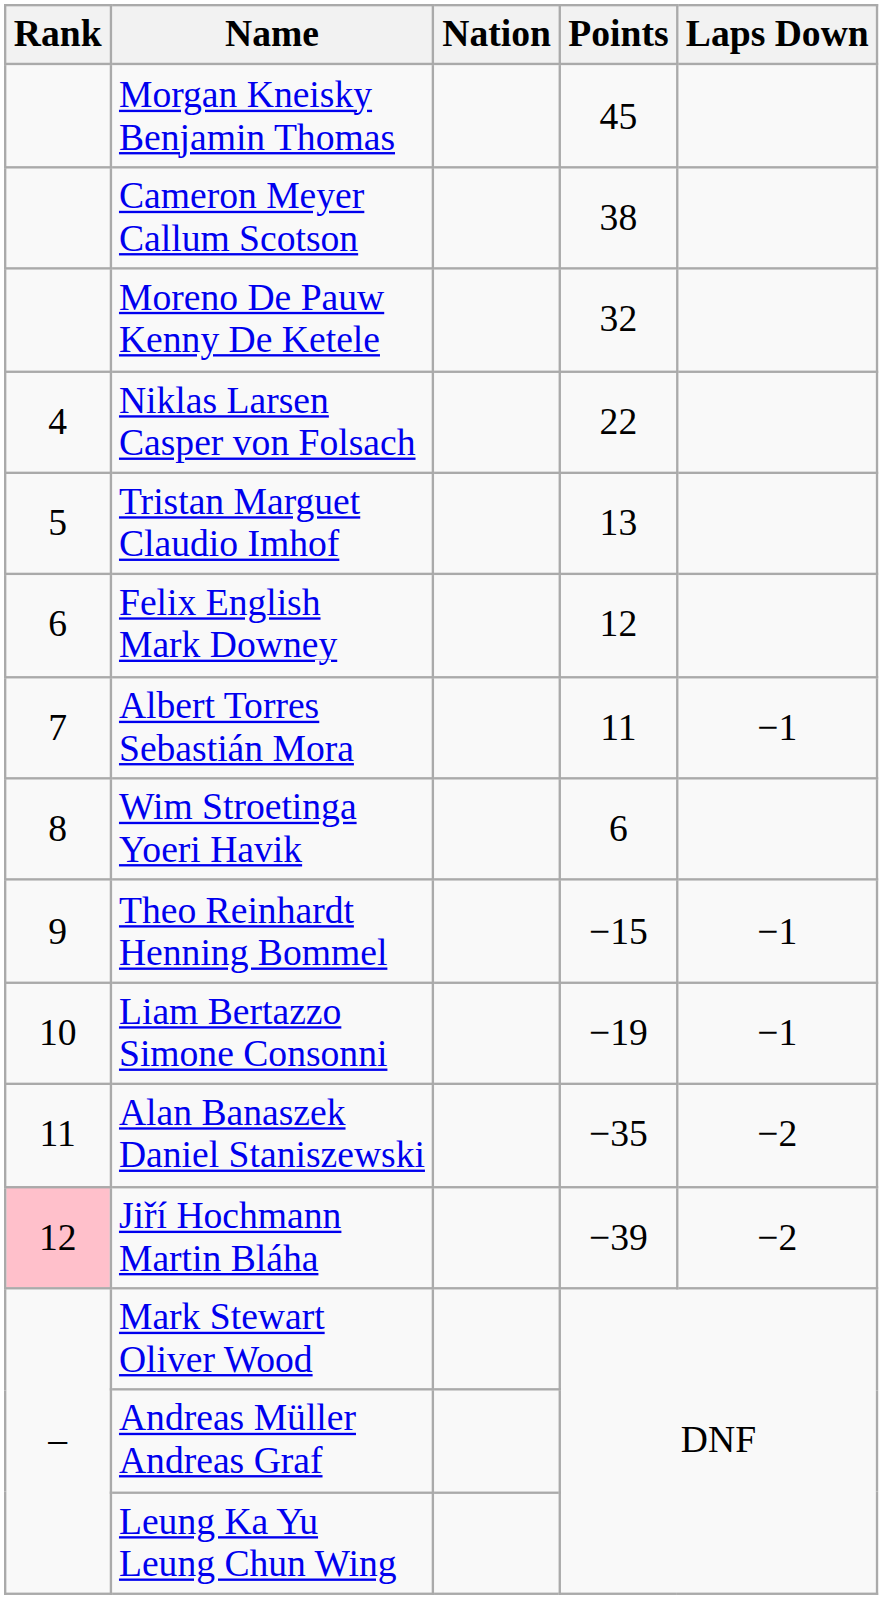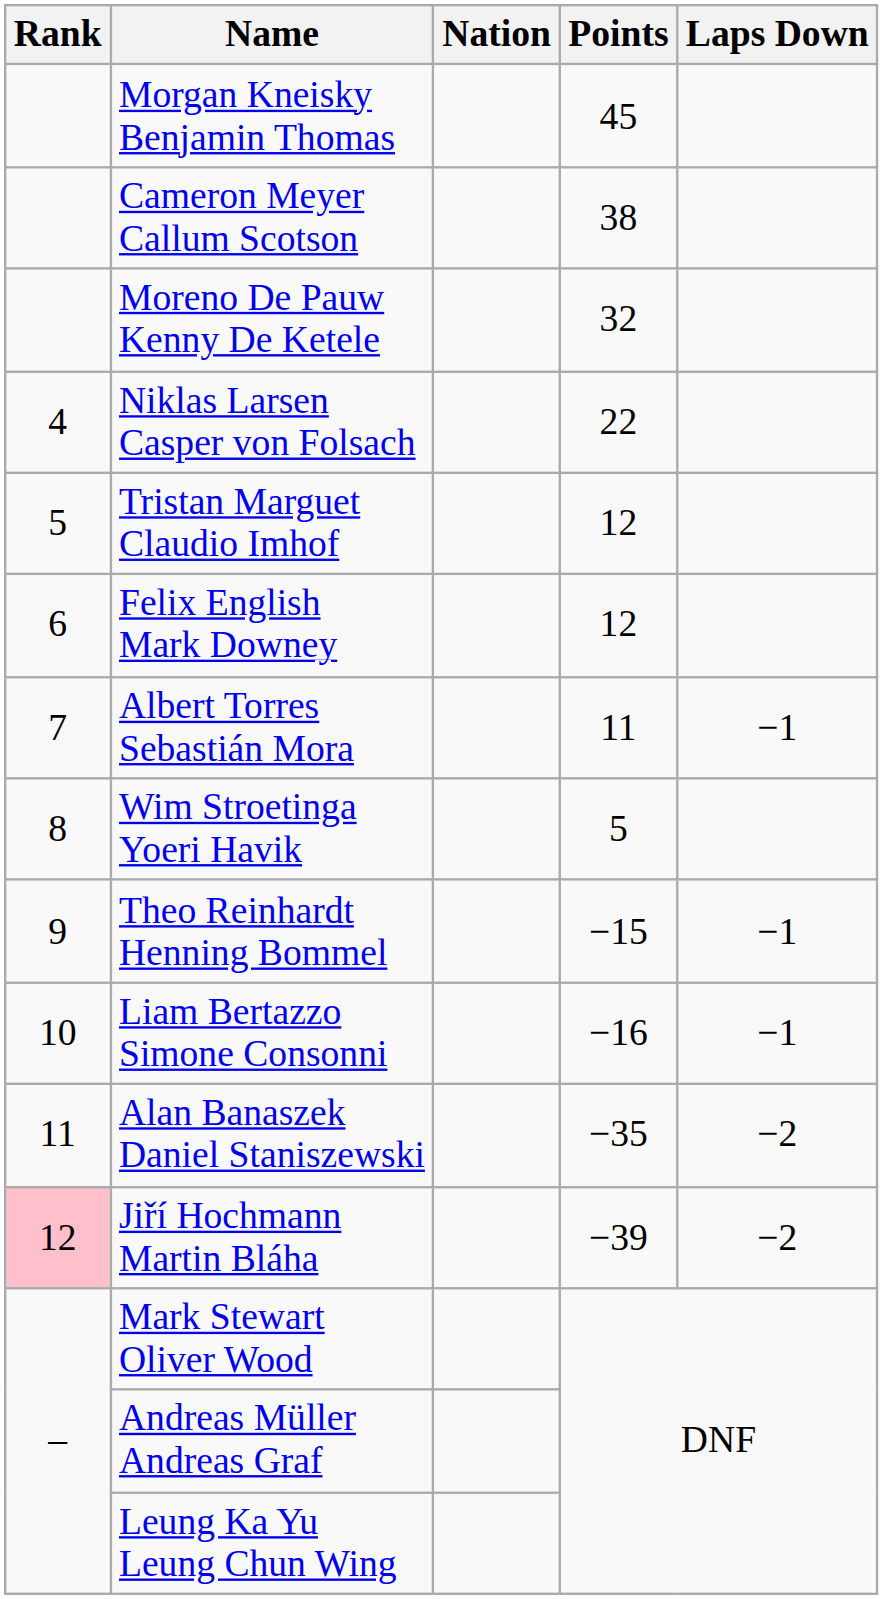(618, 522) 13 -> (618, 522) 12
(618, 828) 6 -> (618, 828) 5
(618, 1032) −19 -> (618, 1032) −16
